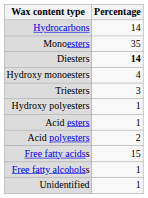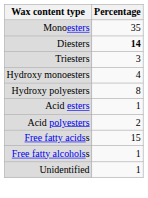- row: (61, 28)
rows swapped: (72, 91) <-> (48, 75)
(138, 106) 1 -> (138, 91) 8
